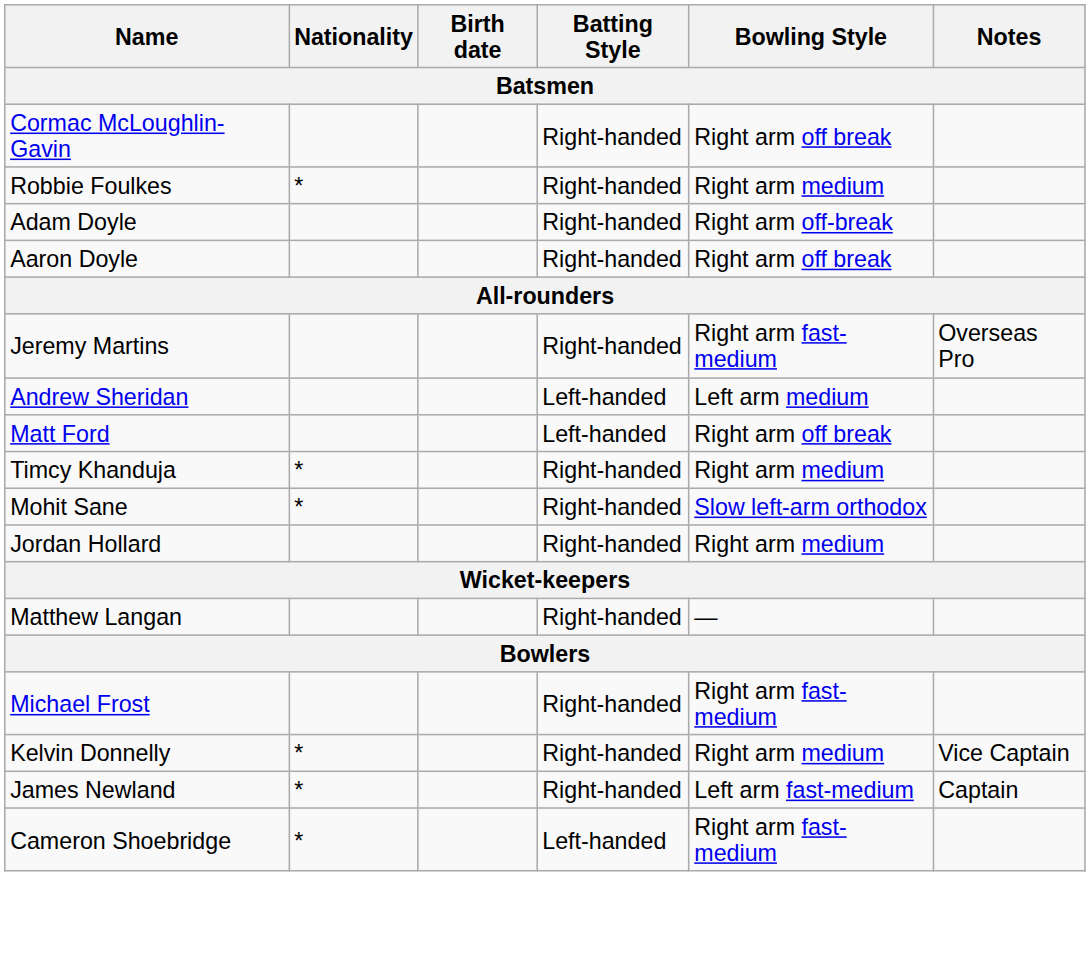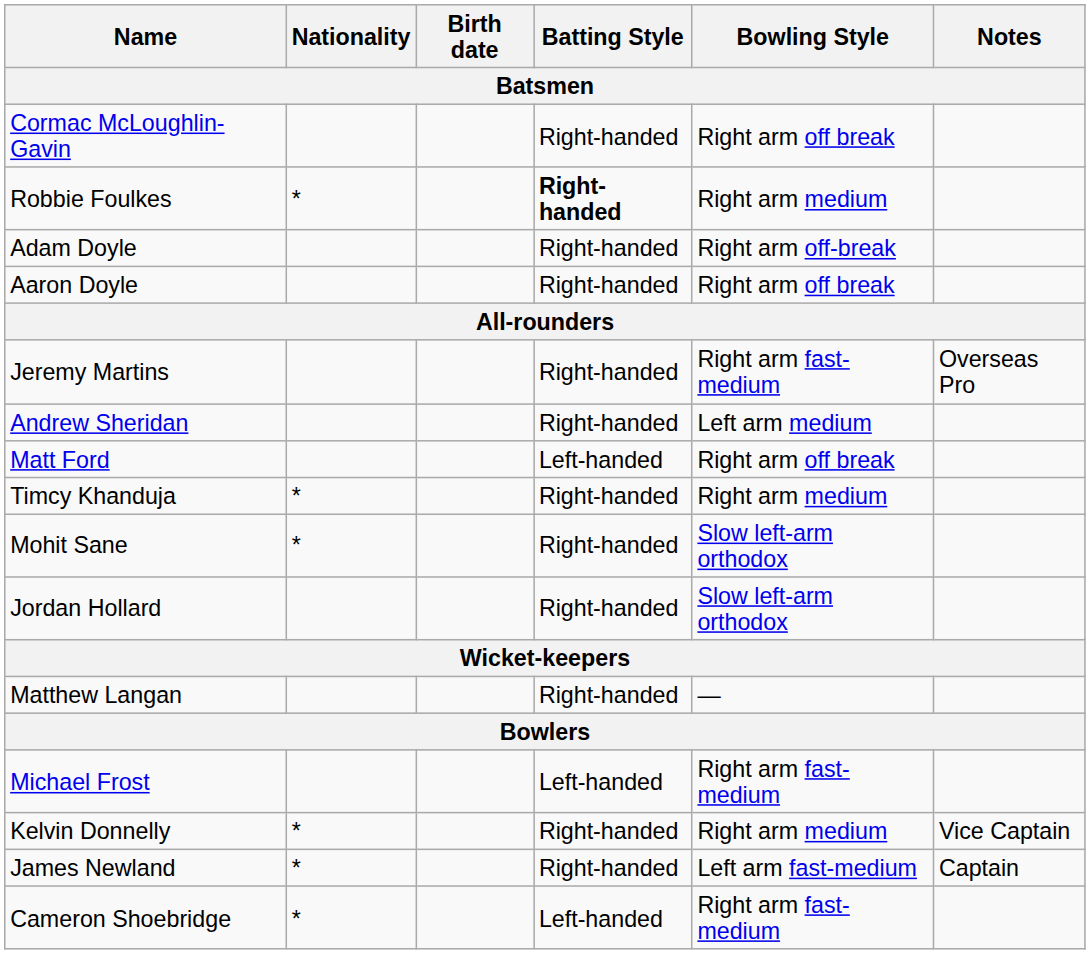(612, 186) normal -> (580, 199) bold
(604, 396) Left-handed -> (609, 422) Right-handed
(789, 543) Right arm medium -> (765, 608) Slow left-arm orthodox
(612, 703) Right-handed -> (601, 781) Left-handed
